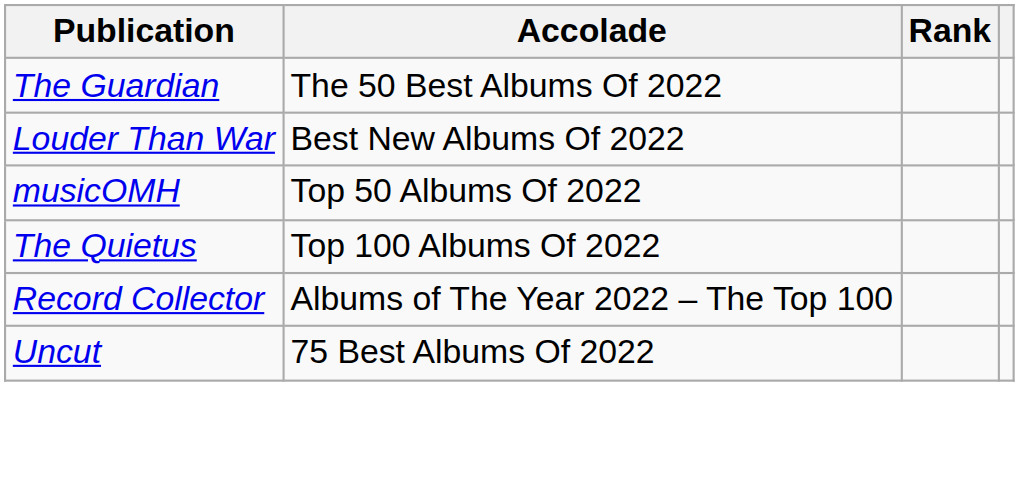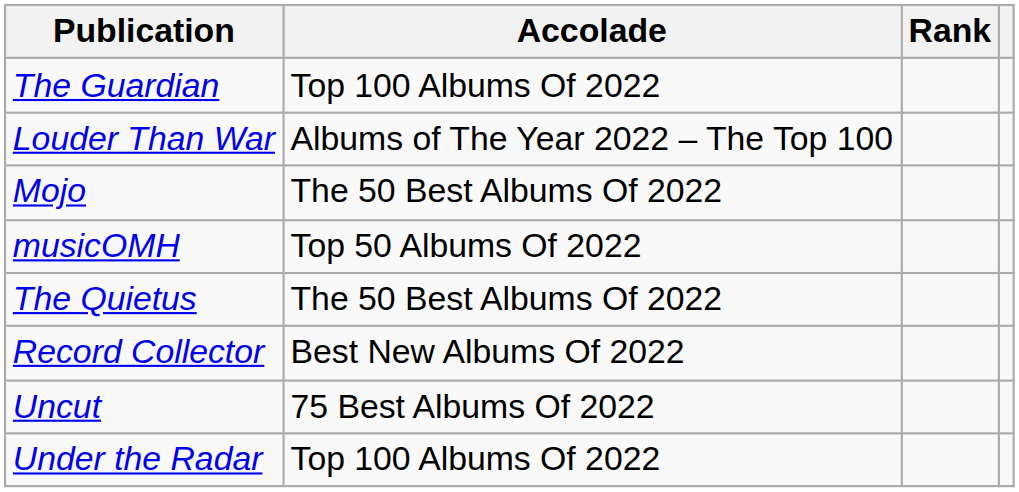(506, 84) The 50 Best Albums Of 2022 -> (475, 84) Top 100 Albums Of 2022
(488, 138) Best New Albums Of 2022 -> (592, 138) Albums of The Year 2022 – The Top 100
+ row: (49, 191)
(475, 245) Top 100 Albums Of 2022 -> (506, 298) The 50 Best Albums Of 2022
(592, 298) Albums of The Year 2022 – The Top 100 -> (488, 352) Best New Albums Of 2022
+ row: (138, 459)
